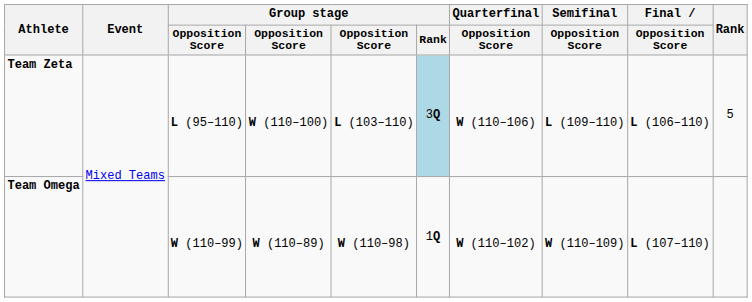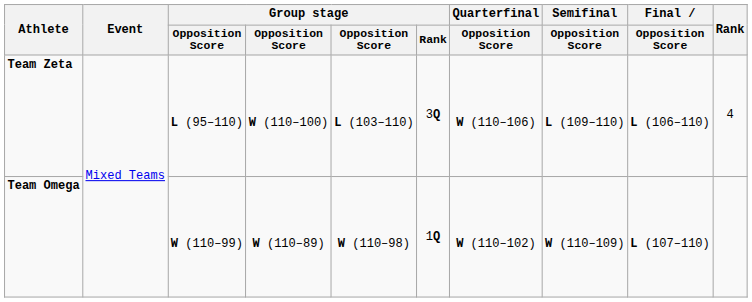(433, 115) lightblue background -> (433, 115) no background
(730, 115) 5 -> (730, 115) 4
